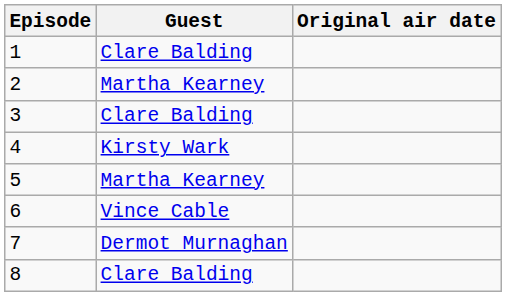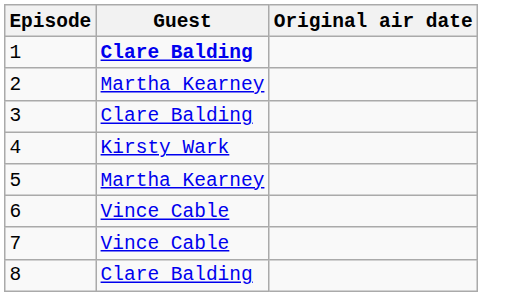(177, 52) normal -> (177, 52) bold
(194, 243) Dermot Murnaghan -> (165, 243) Vince Cable
